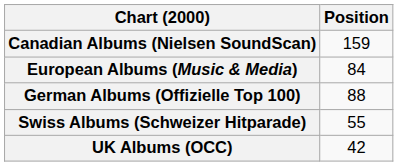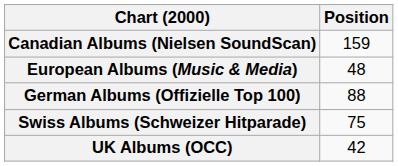(356, 69) 84 -> (356, 69) 48
(356, 122) 55 -> (356, 122) 75
